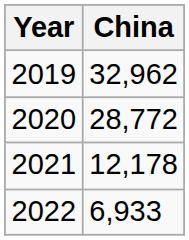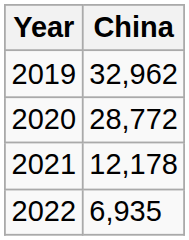(126, 211) 6,933 -> (126, 211) 6,935
